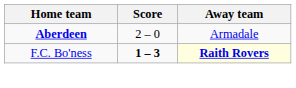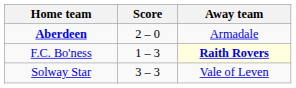(148, 53) bold -> (148, 53) normal
+ row: (61, 72)
